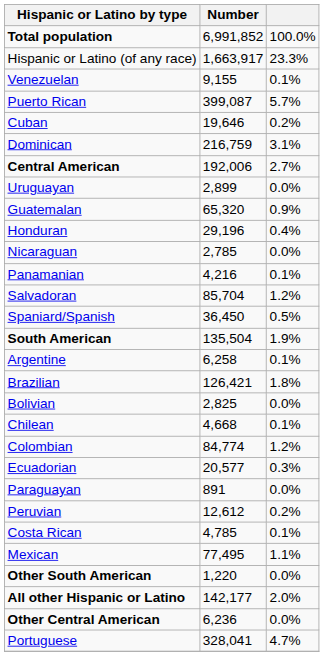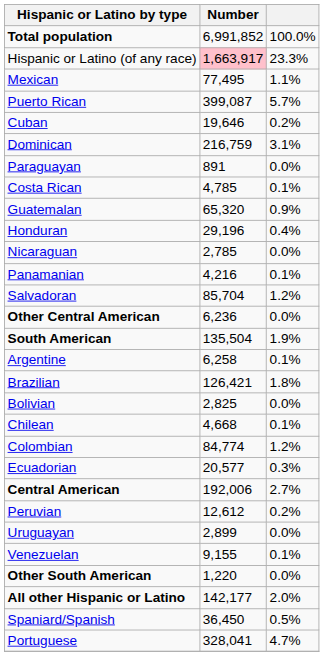(233, 58) no background -> (233, 58) pink background
rows swapped: (33, 554) <-> (43, 79)
rows swapped: (64, 166) <-> (44, 489)
rows swapped: (45, 532) <-> (41, 187)
rows swapped: (84, 619) <-> (61, 317)
